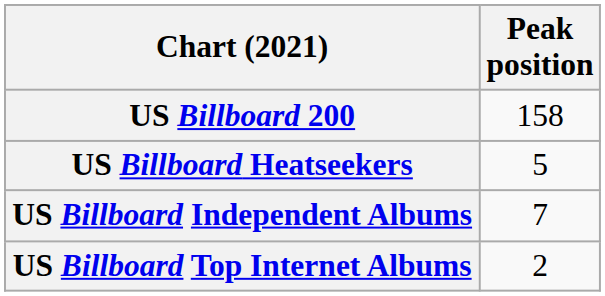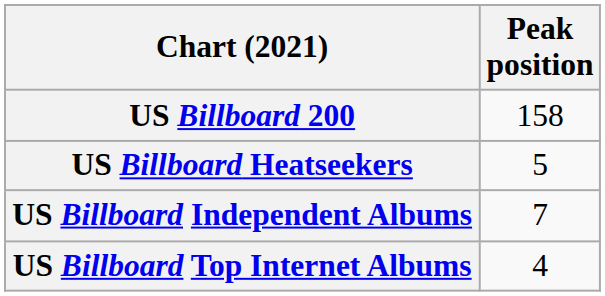(540, 264) 2 -> (540, 264) 4
